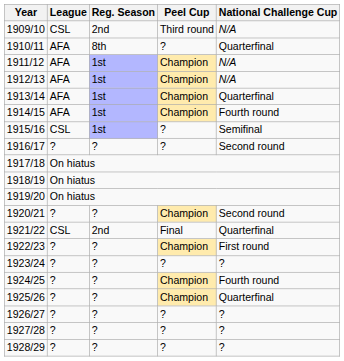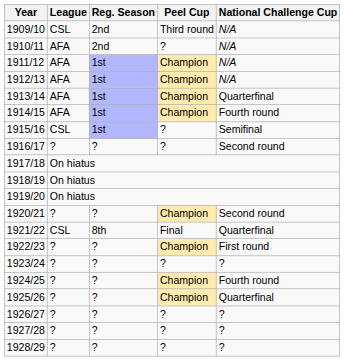(99, 46) 8th -> (100, 46) 2nd
(246, 46) Quarterfinal -> (228, 46) N/A
(100, 230) 2nd -> (99, 230) 8th
